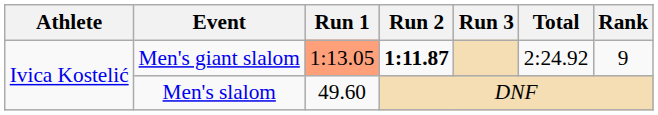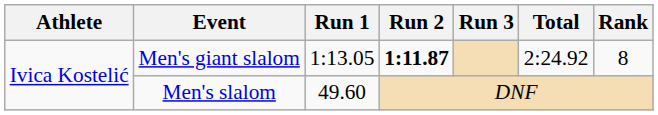(342, 57) lightsalmon background -> (342, 57) no background
(623, 57) 9 -> (623, 57) 8
